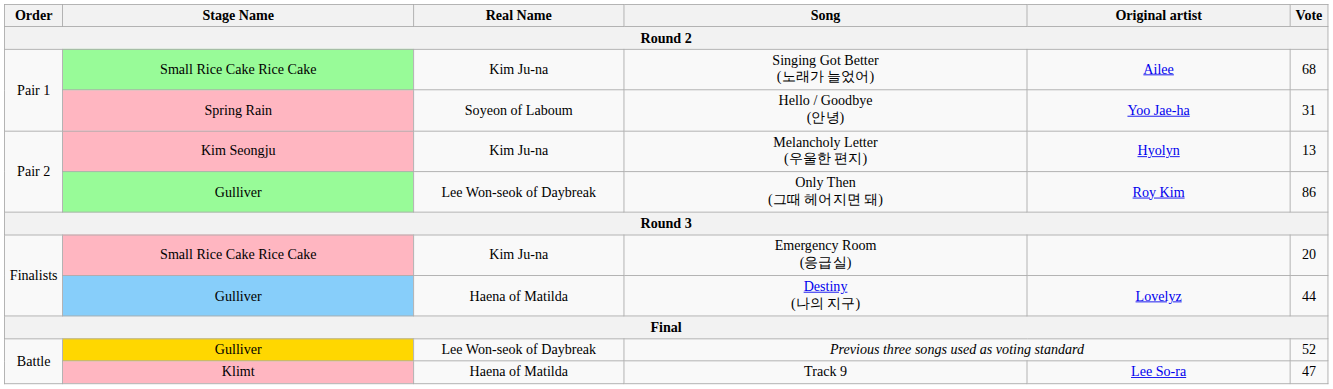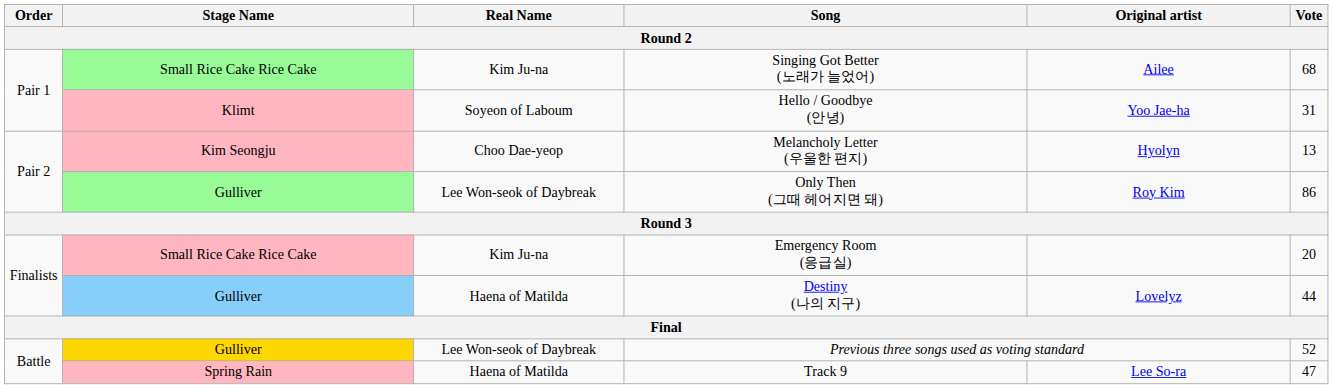(238, 110) Spring Rain -> (238, 110) Klimt
(519, 151) Kim Ju-na -> (519, 151) Choo Dae-yeop
(238, 372) Klimt -> (238, 372) Spring Rain
